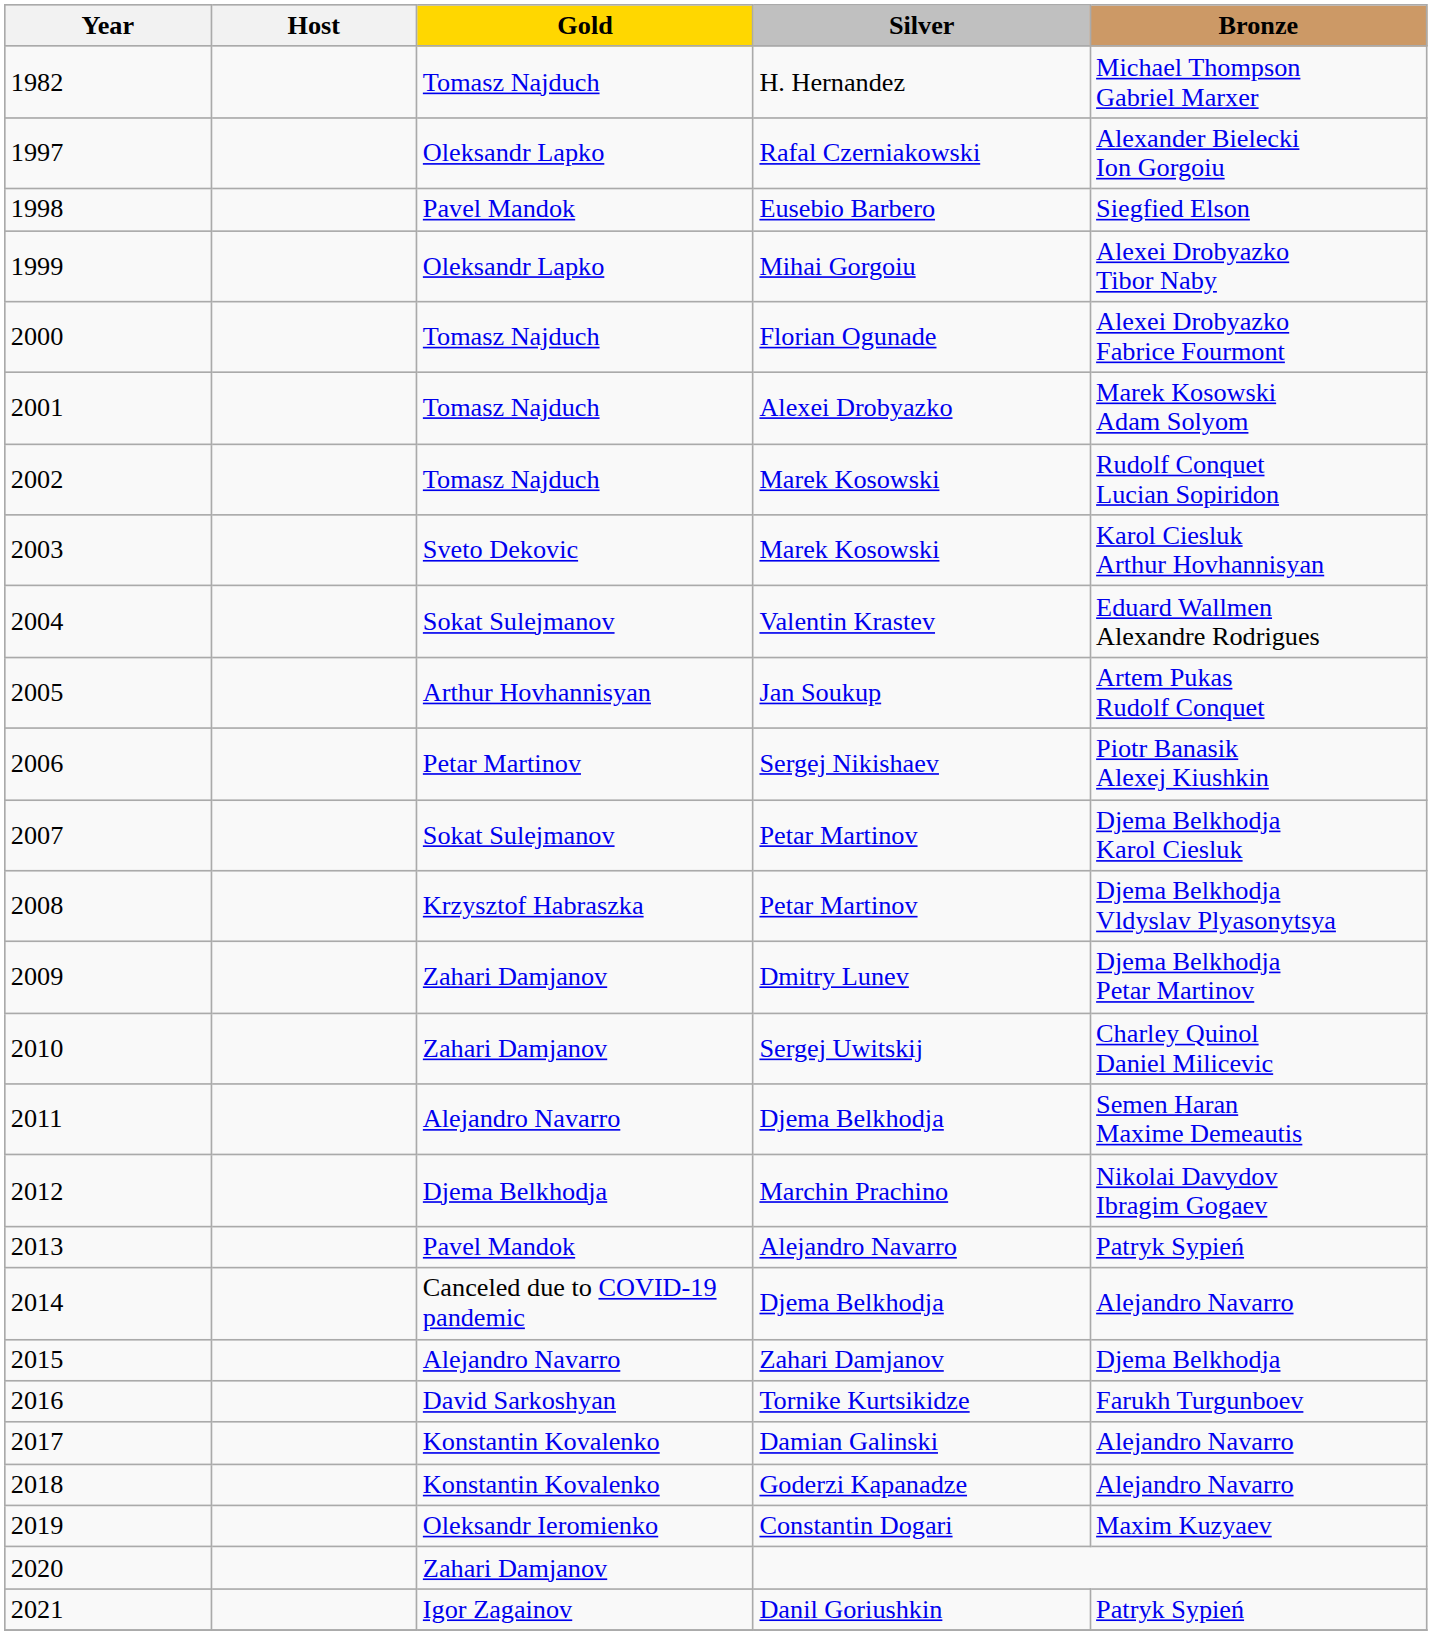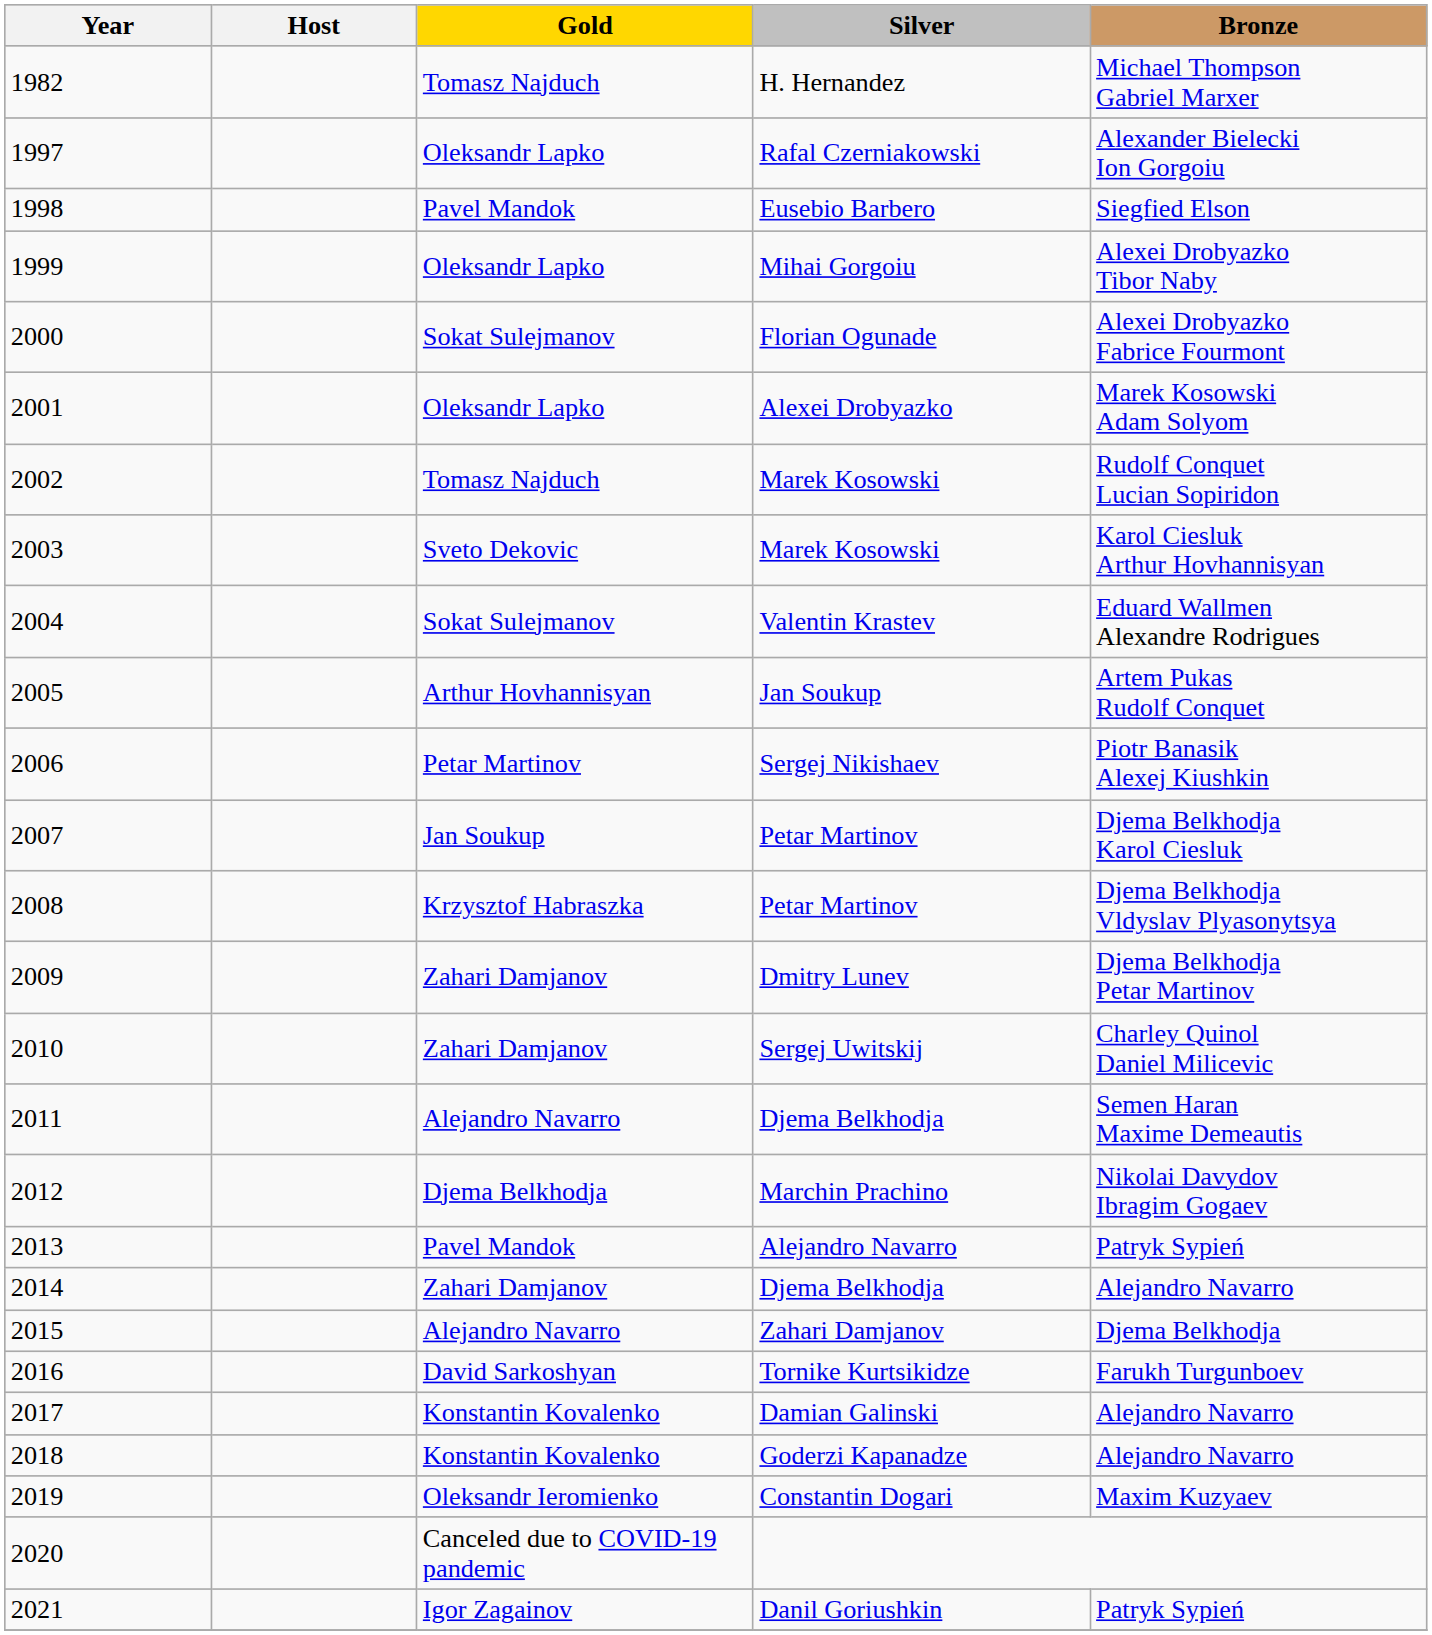(511, 336) Tomasz Najduch -> (519, 336) Sokat Sulejmanov
(511, 407) Tomasz Najduch -> (514, 407) Oleksandr Lapko
(519, 834) Sokat Sulejmanov -> (484, 834) Jan Soukup
(570, 1303) Canceled due to COVID-19 pandemic -> (515, 1288) Zahari Damjanov
(515, 1567) Zahari Damjanov -> (570, 1552) Canceled due to COVID-19 pandemic
